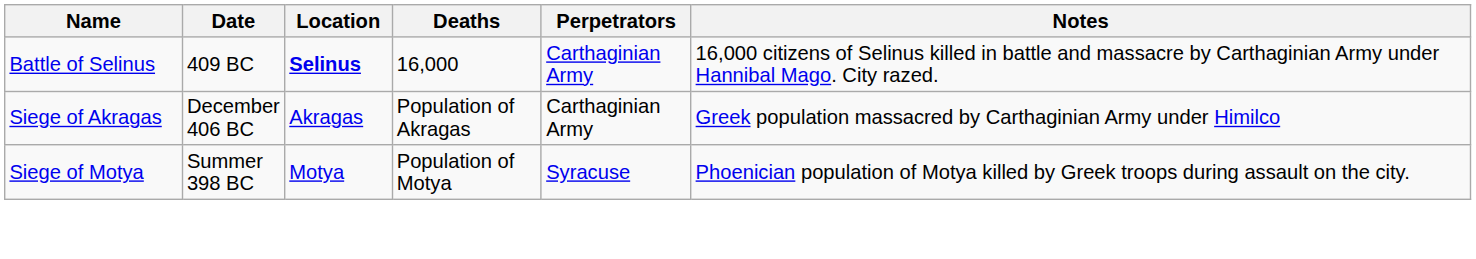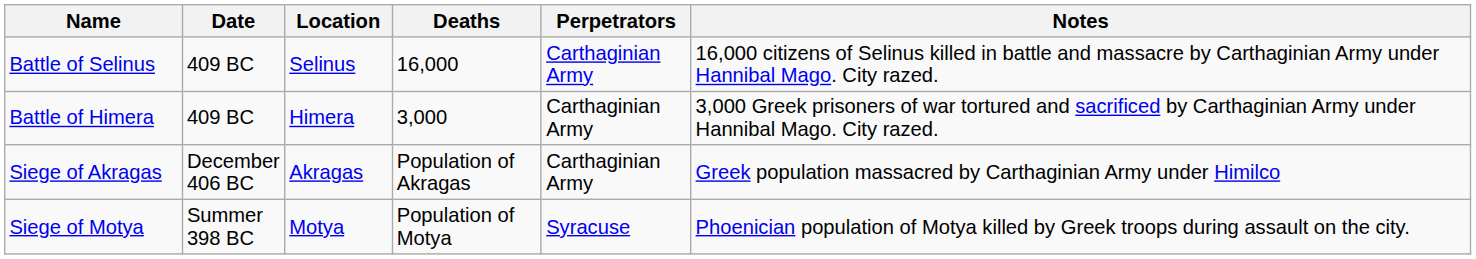(325, 64) bold -> (322, 64) normal
+ row: (82, 118)
